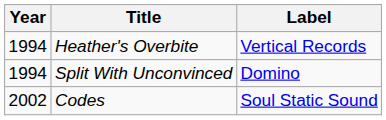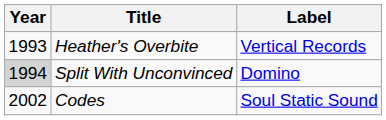(28, 45) 1994 -> (28, 45) 1993
(28, 73) no background -> (28, 73) lightgrey background
